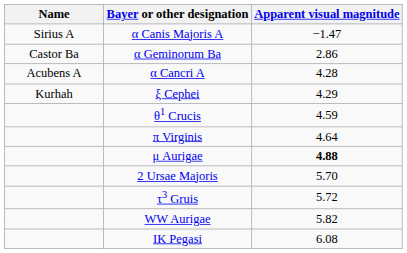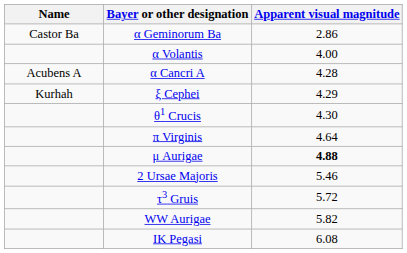- row: (178, 34)
+ row: (178, 53)
(327, 115) 4.59 -> (327, 115) 4.30
(327, 176) 5.70 -> (327, 176) 5.46
